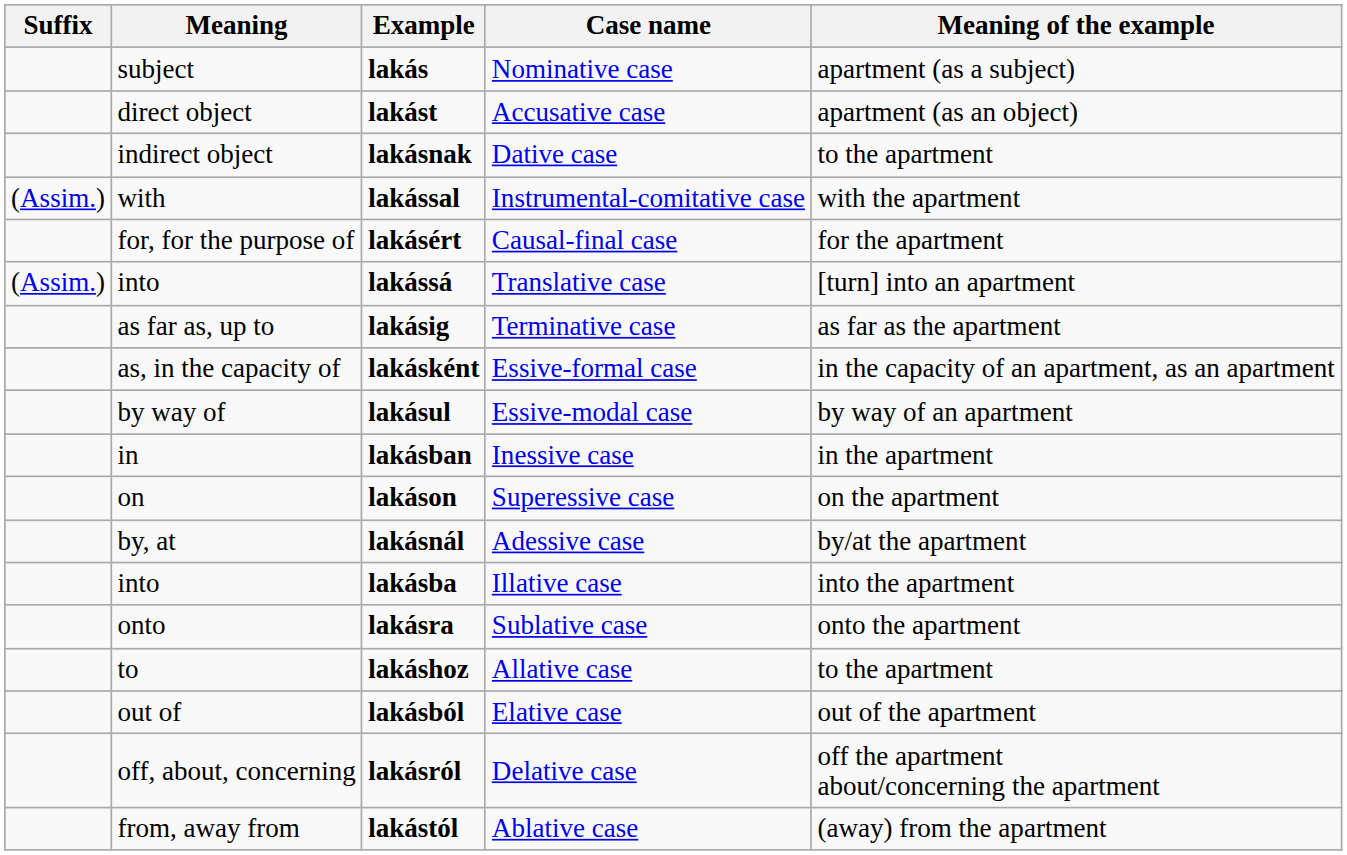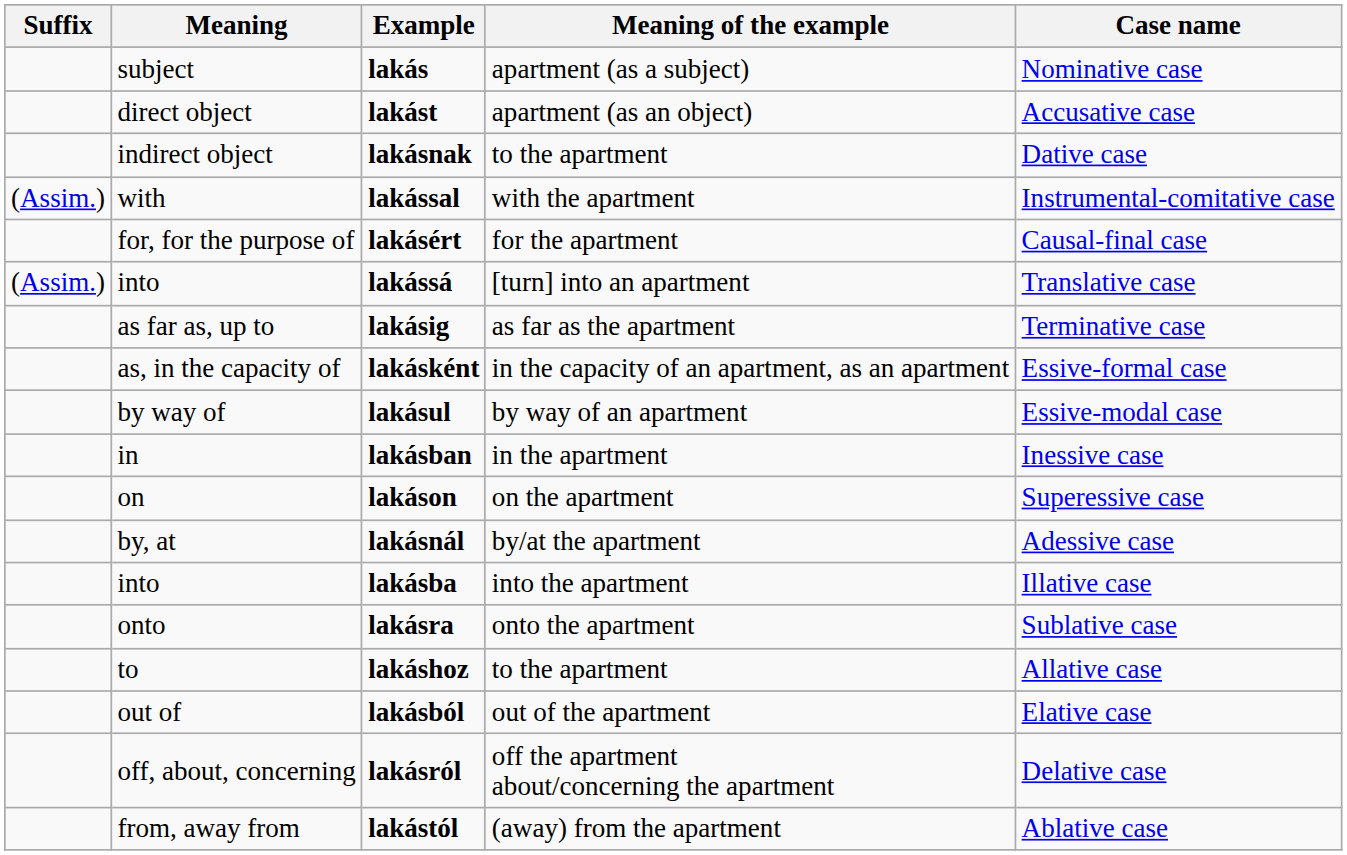columns swapped: (1076, 25) <-> (648, 25)
